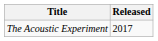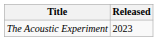(123, 28) 2017 -> (123, 28) 2023
